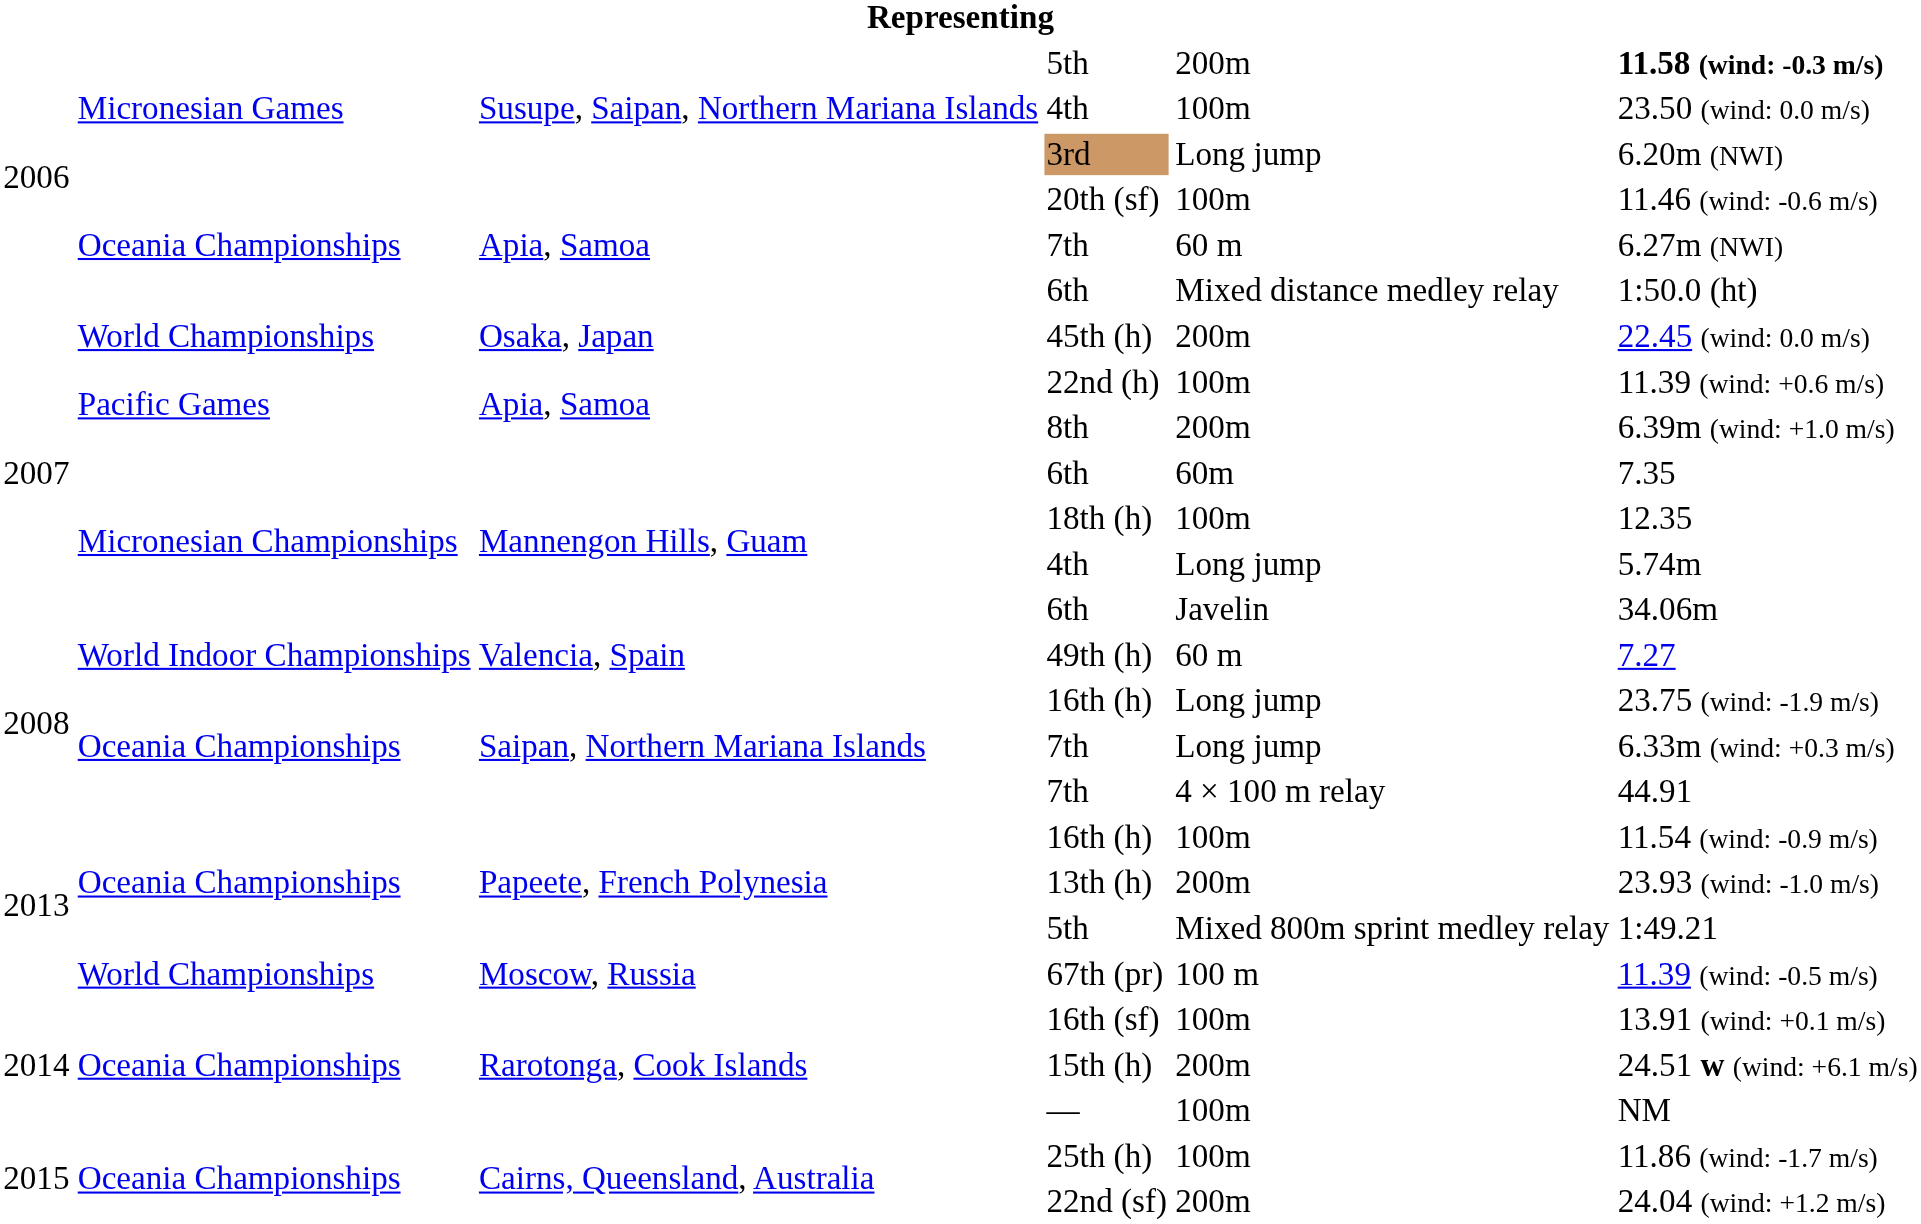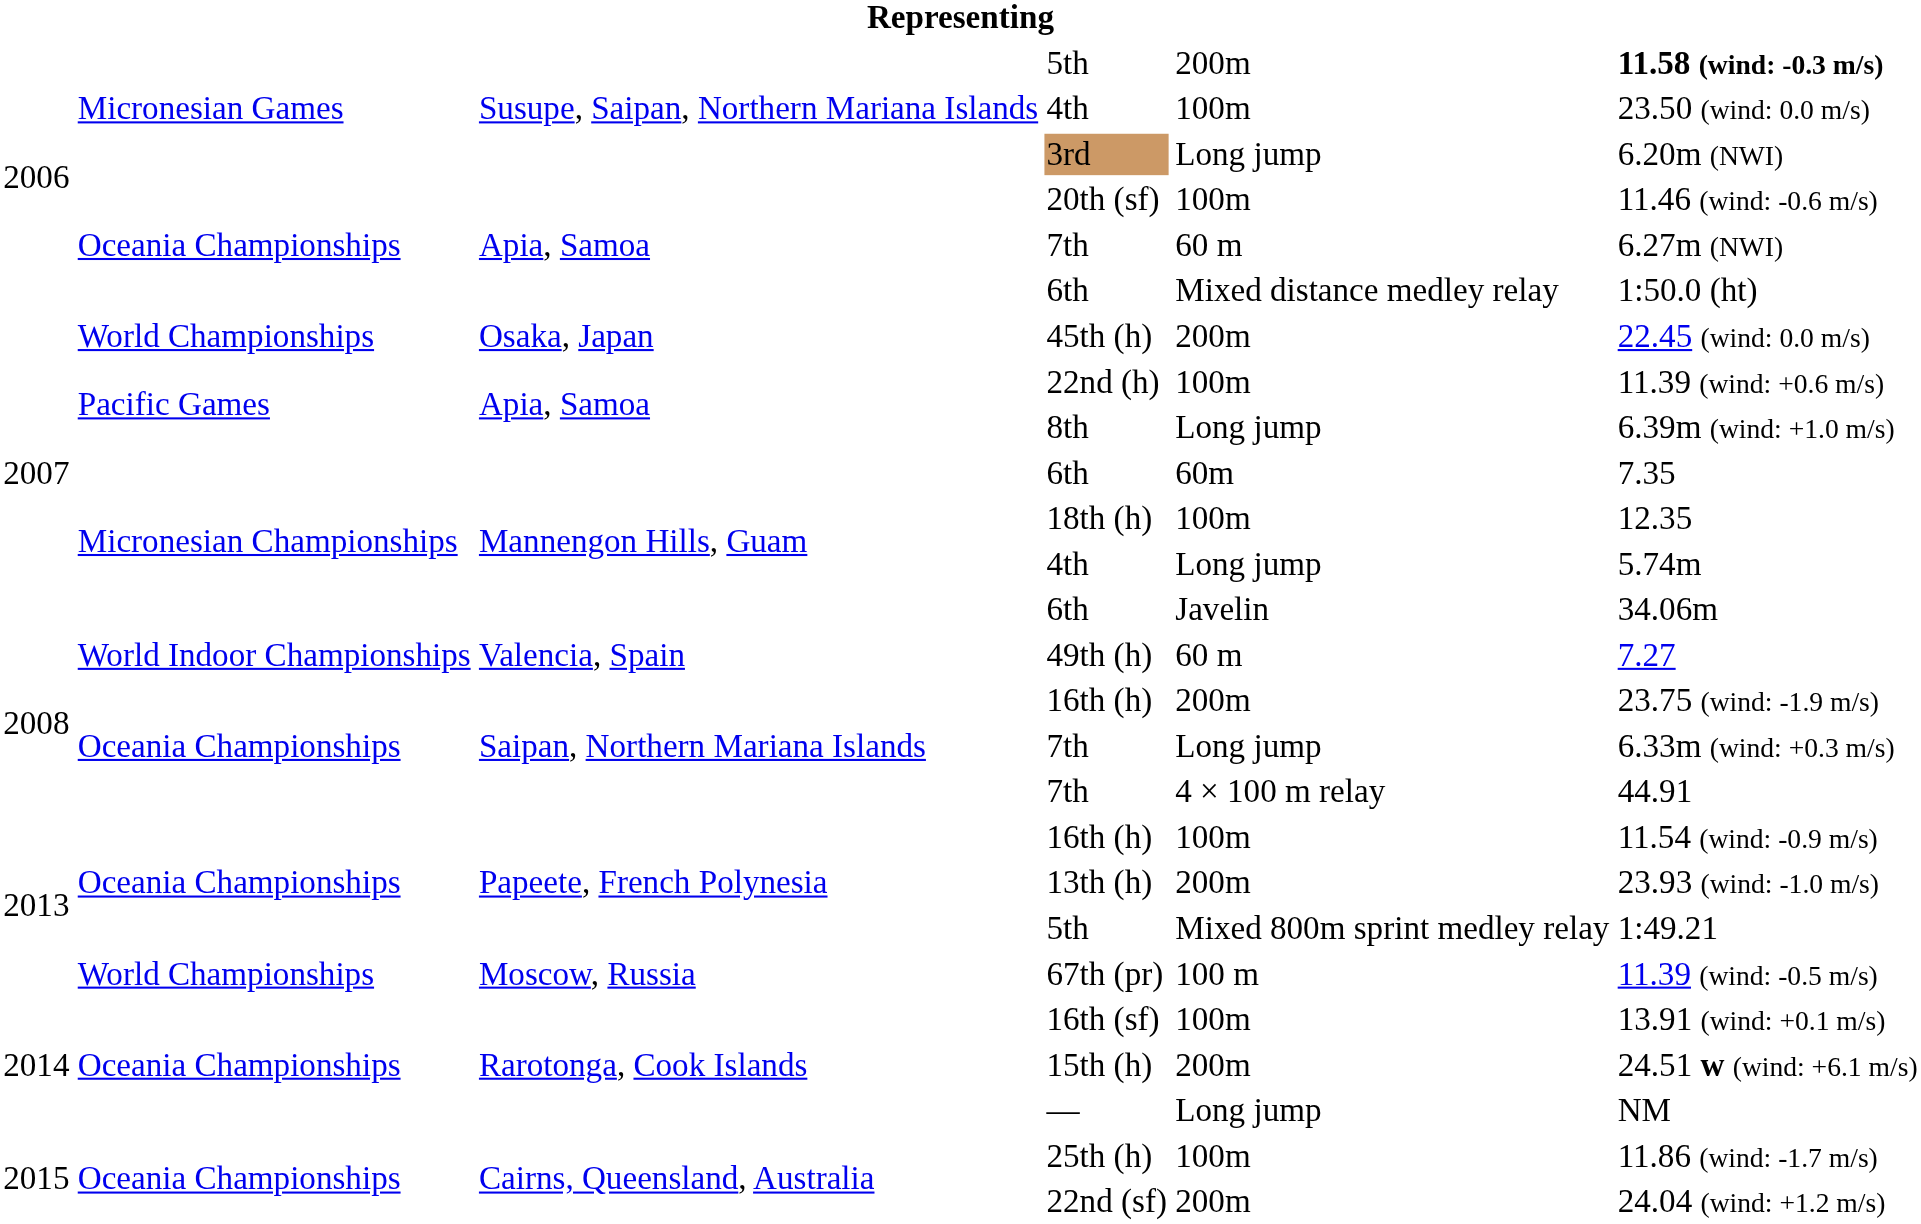(1213, 427) 200m -> (1248, 427) Long jump
(1248, 700) Long jump -> (1213, 700) 200m
(1213, 1110) 100m -> (1248, 1110) Long jump
